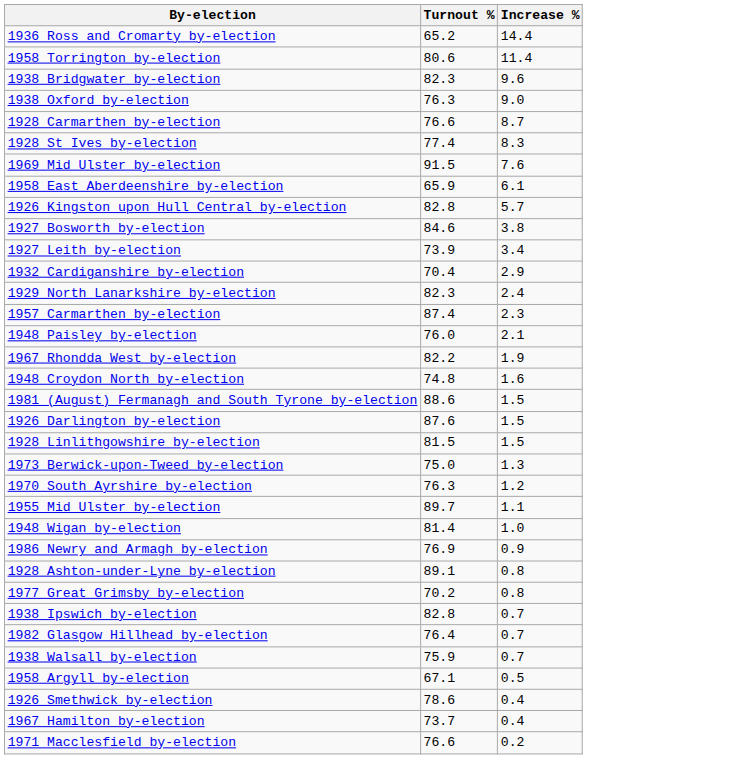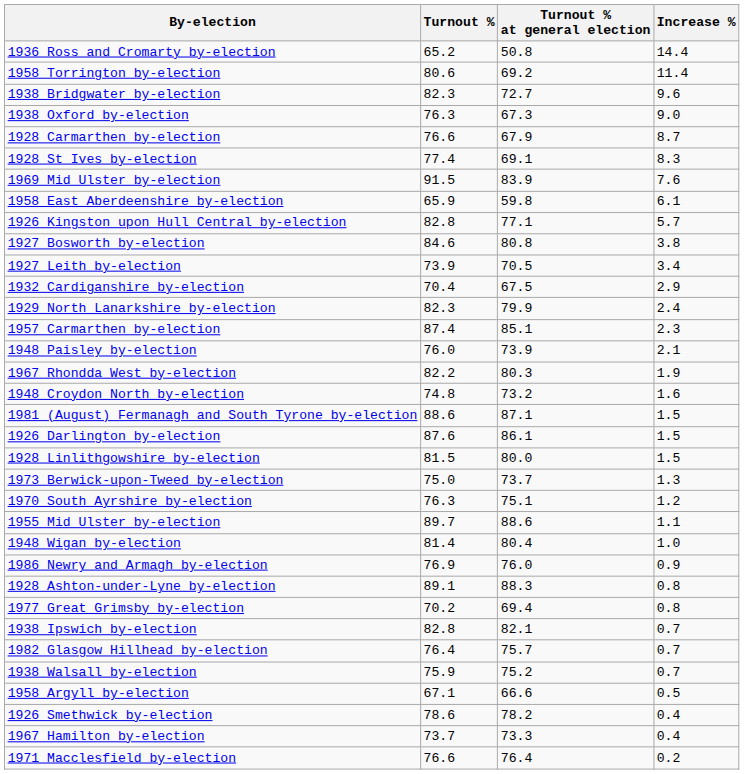+ column: (576, 23)
